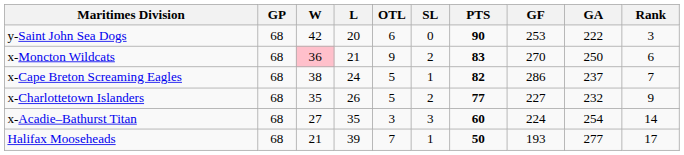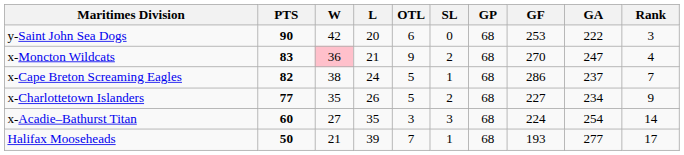columns swapped: (277, 14) <-> (478, 14)
(593, 56) 250 -> (593, 56) 247
(651, 56) 6 -> (651, 56) 4
(593, 98) 232 -> (593, 98) 234
